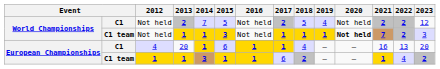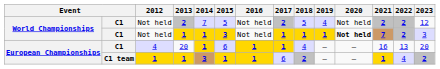(119, 34) C1 team -> (119, 34) C1
